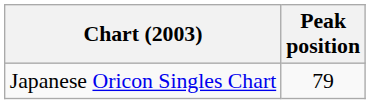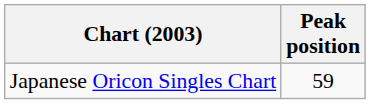(323, 80) 79 -> (323, 80) 59
